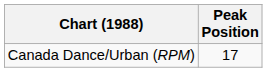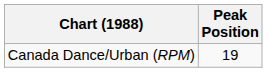(230, 55) 17 -> (230, 55) 19
